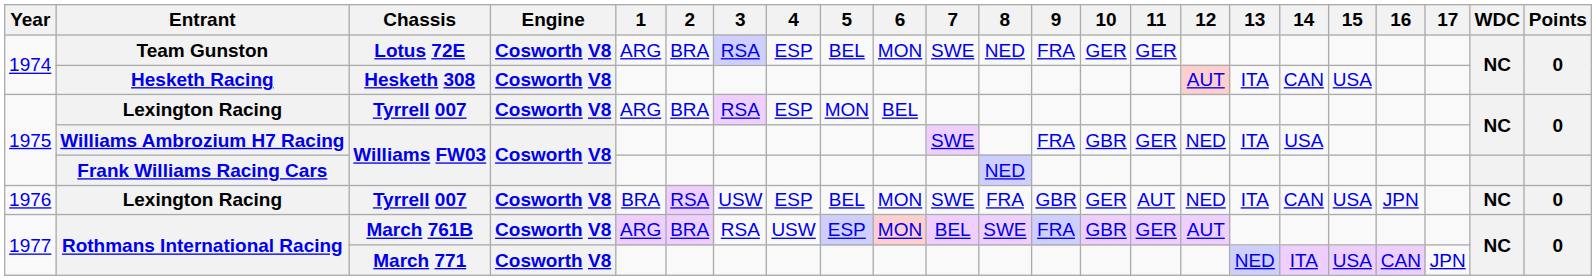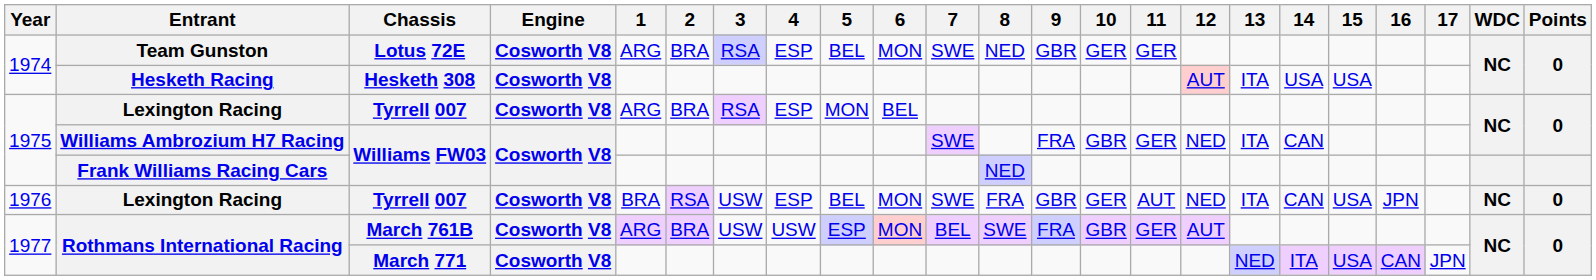(1056, 50) FRA -> (1056, 50) GBR
(1304, 80) CAN -> (1304, 80) USA
(1304, 140) USA -> (1304, 140) CAN
(740, 230) RSA -> (740, 230) USW
